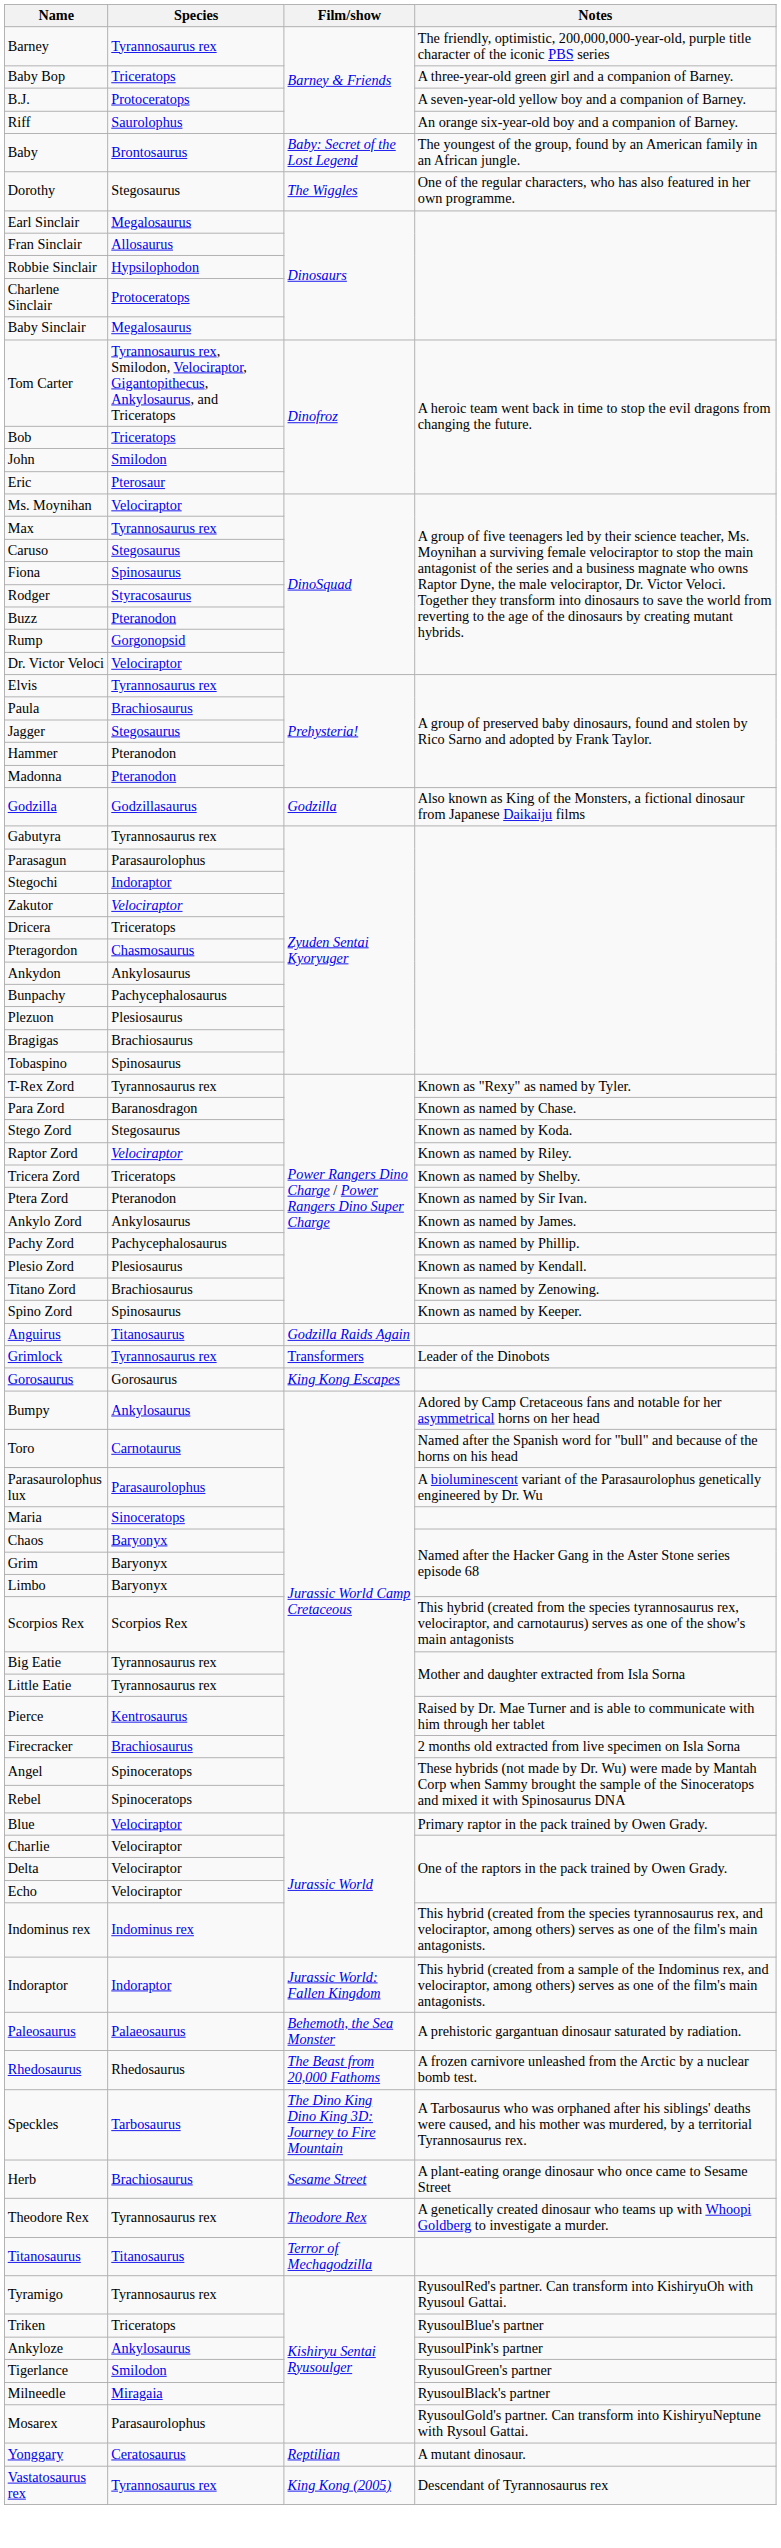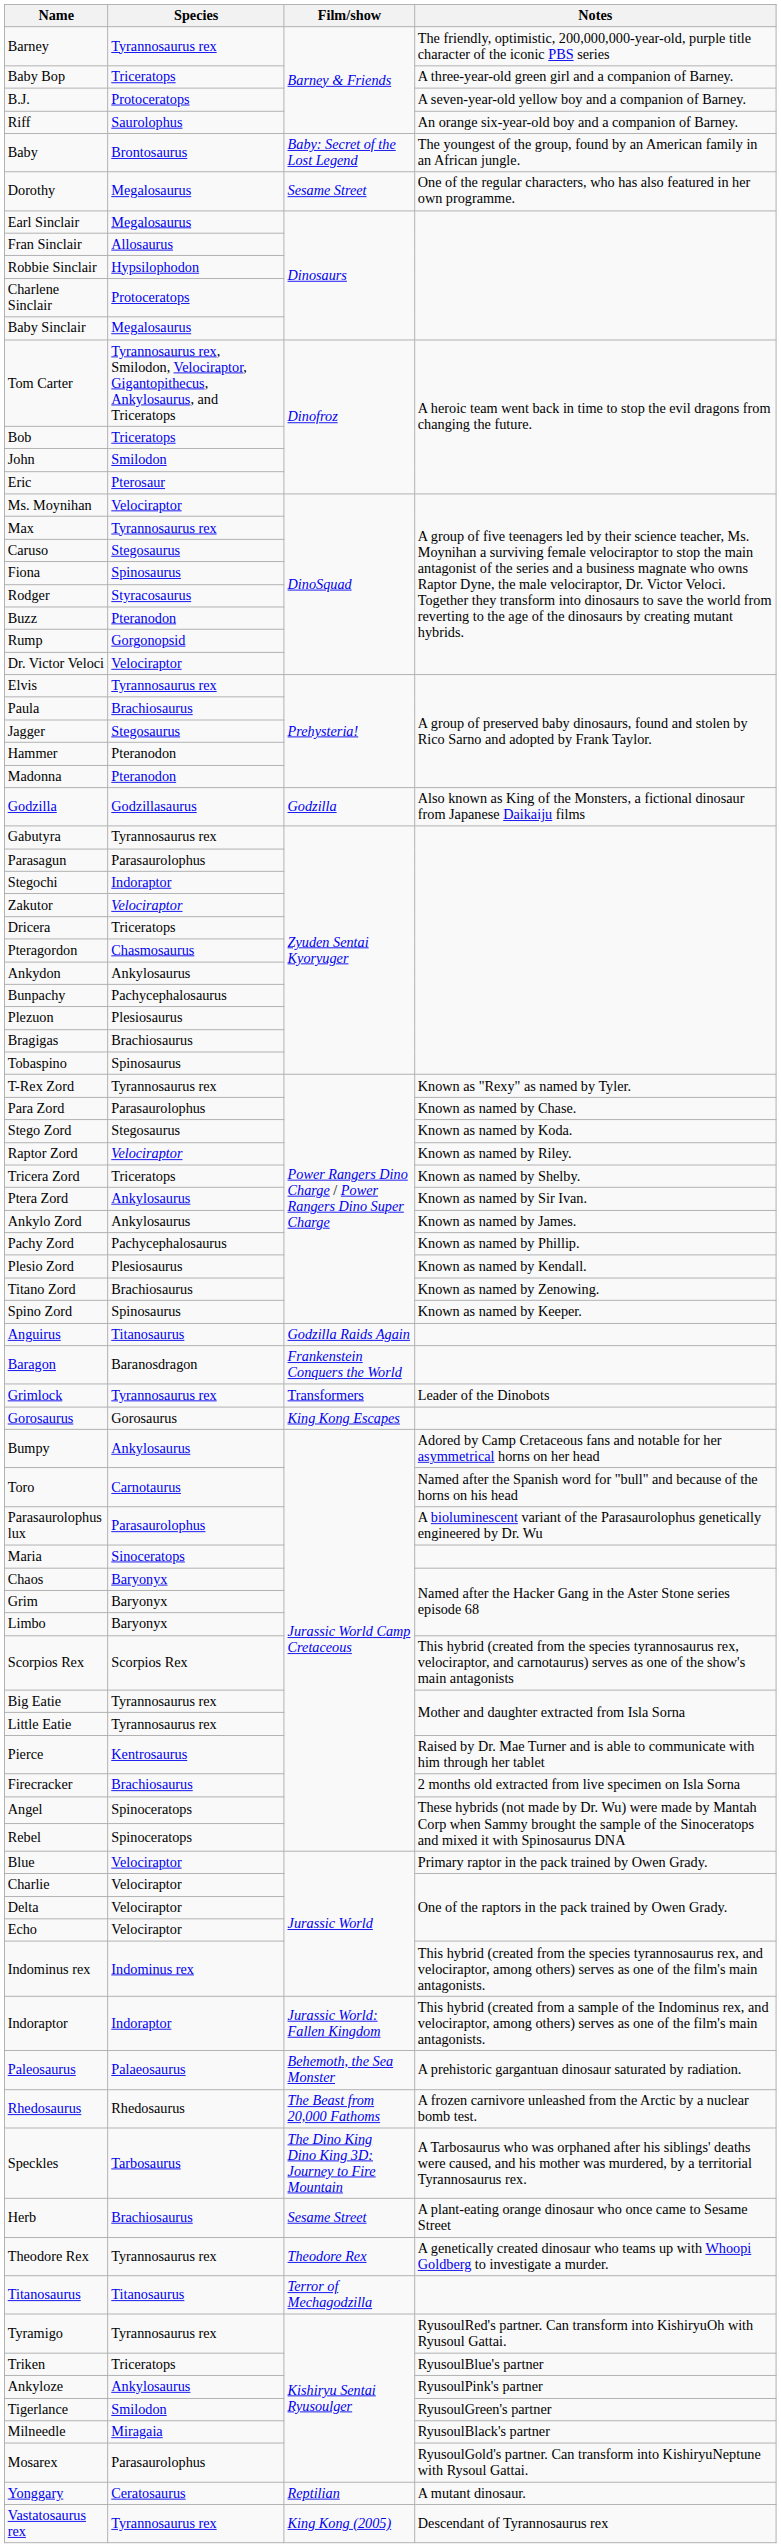(146, 191) Stegosaurus -> (151, 191) Megalosaurus
(323, 191) The Wiggles -> (327, 191) Sesame Street
(154, 1108) Baranosdragon -> (158, 1108) Parasaurolophus
(144, 1198) Pteranodon -> (151, 1198) Ankylosaurus
+ row: (32, 1364)
